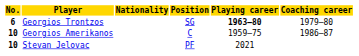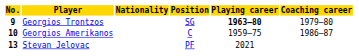(13, 22) 6 -> (13, 22) 9
(13, 45) 10 -> (13, 45) 13
